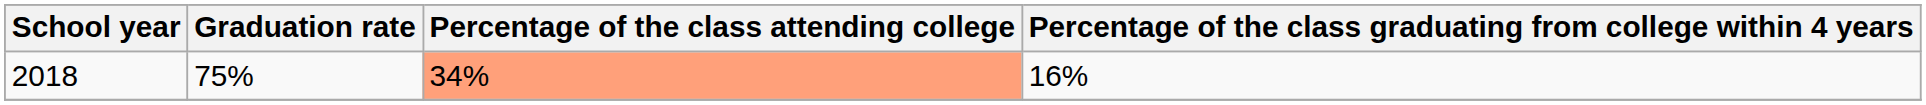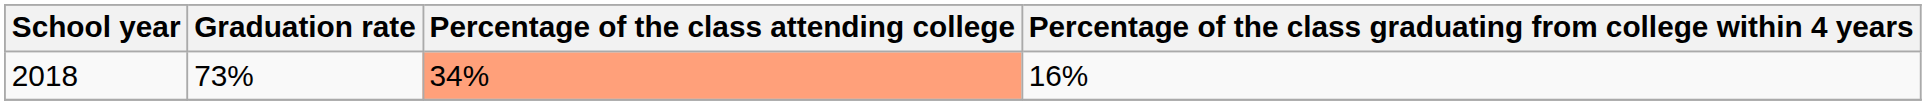(224, 75) 75% -> (224, 75) 73%
